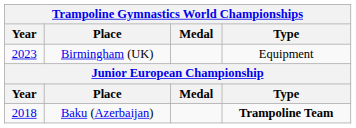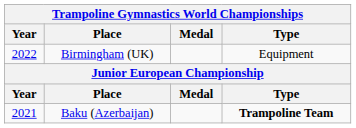(24, 53) 2023 -> (24, 53) 2022
(24, 113) 2018 -> (24, 113) 2021
